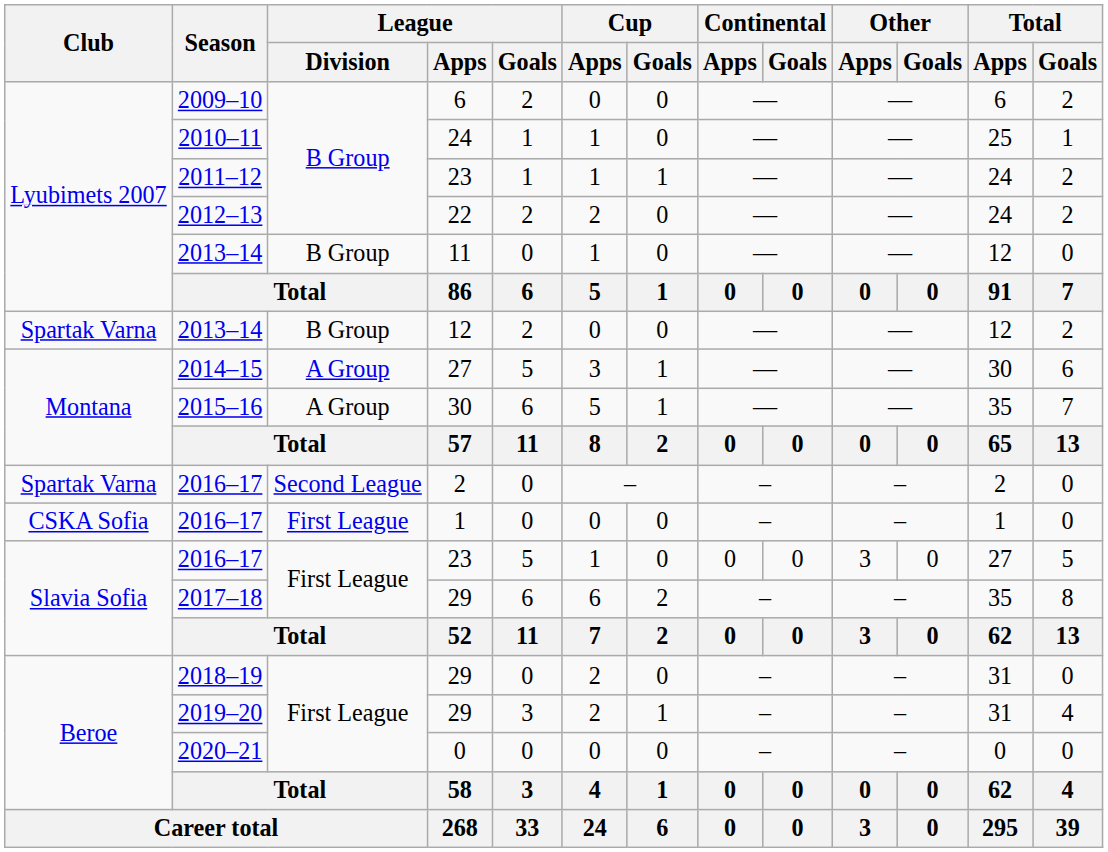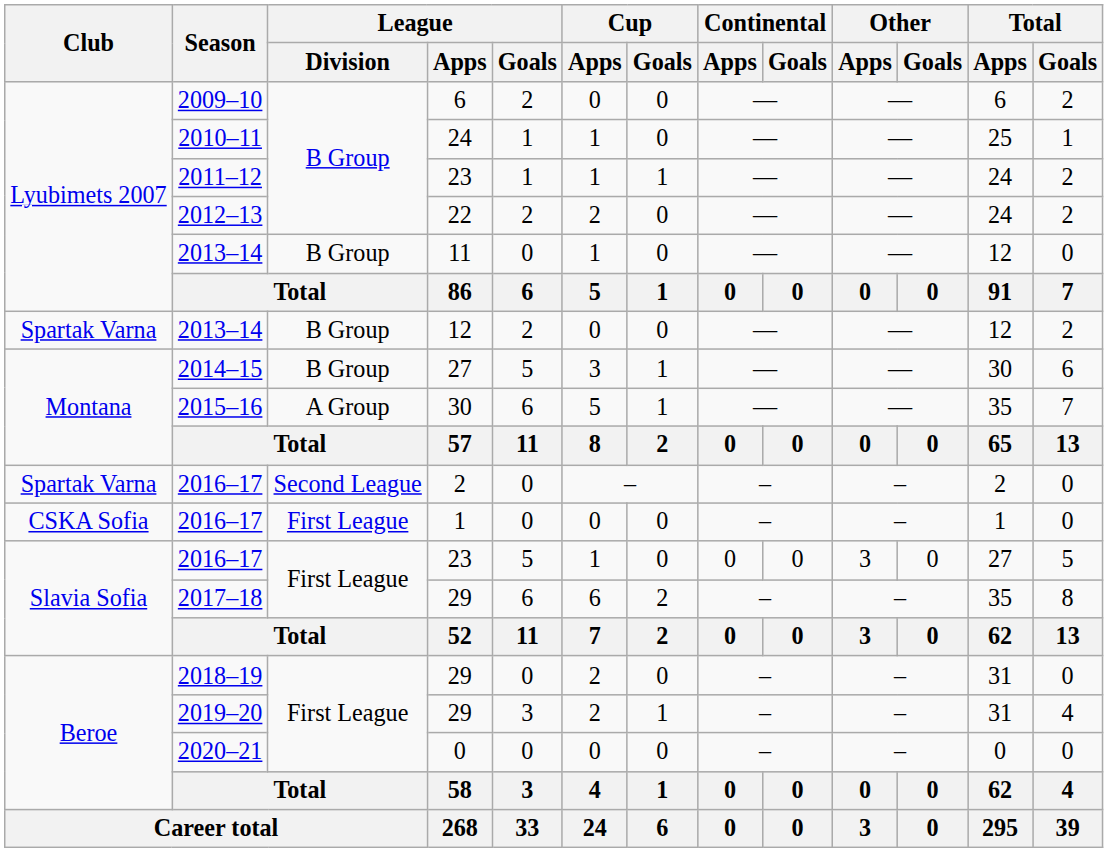(348, 368) A Group -> (348, 368) B Group
